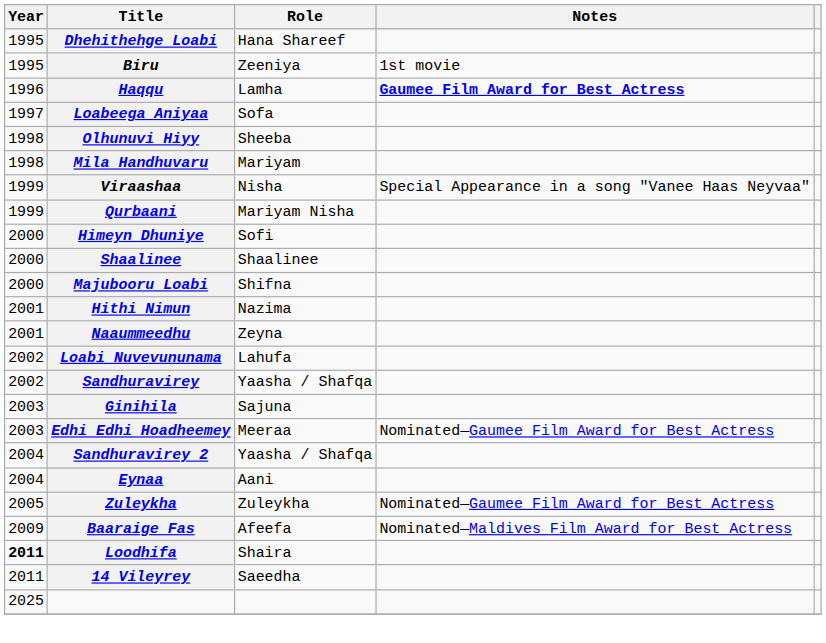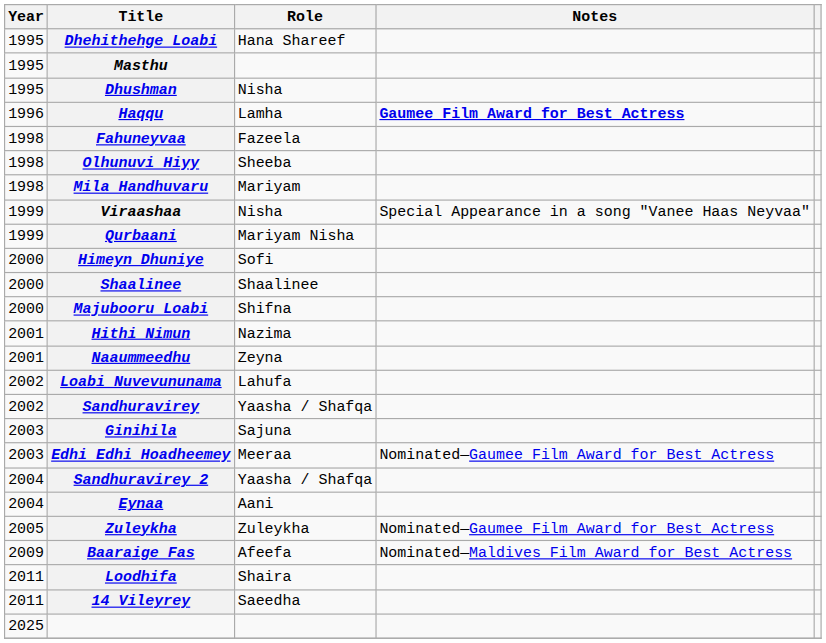- row: (141, 65)
+ row: (141, 65)
+ row: (141, 90)
- row: (141, 114)
+ row: (141, 139)
(26, 553) bold -> (26, 577) normal
